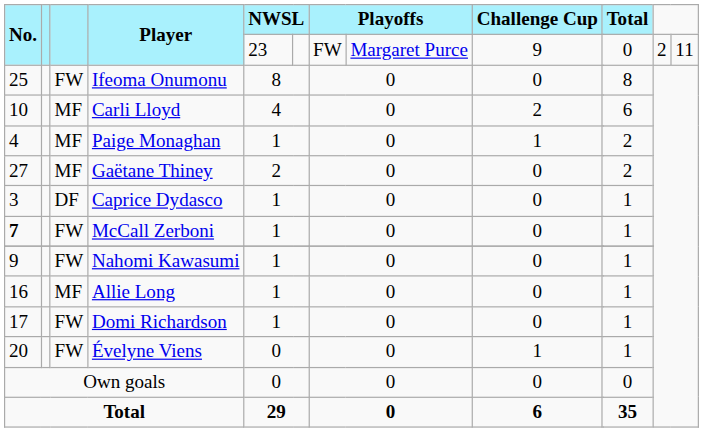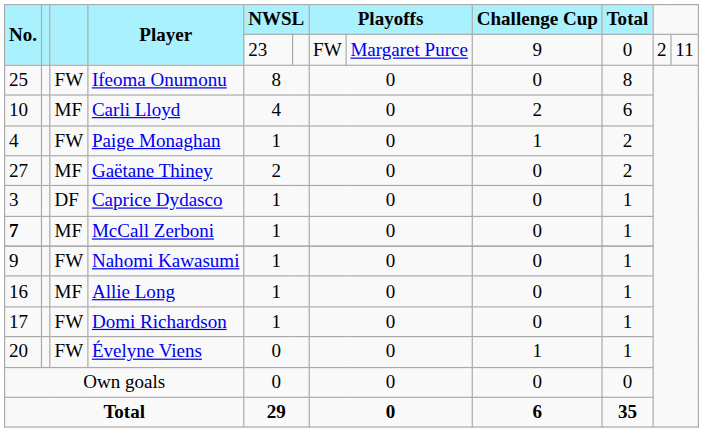(68, 140) MF -> (69, 140) FW
(69, 230) FW -> (68, 230) MF
